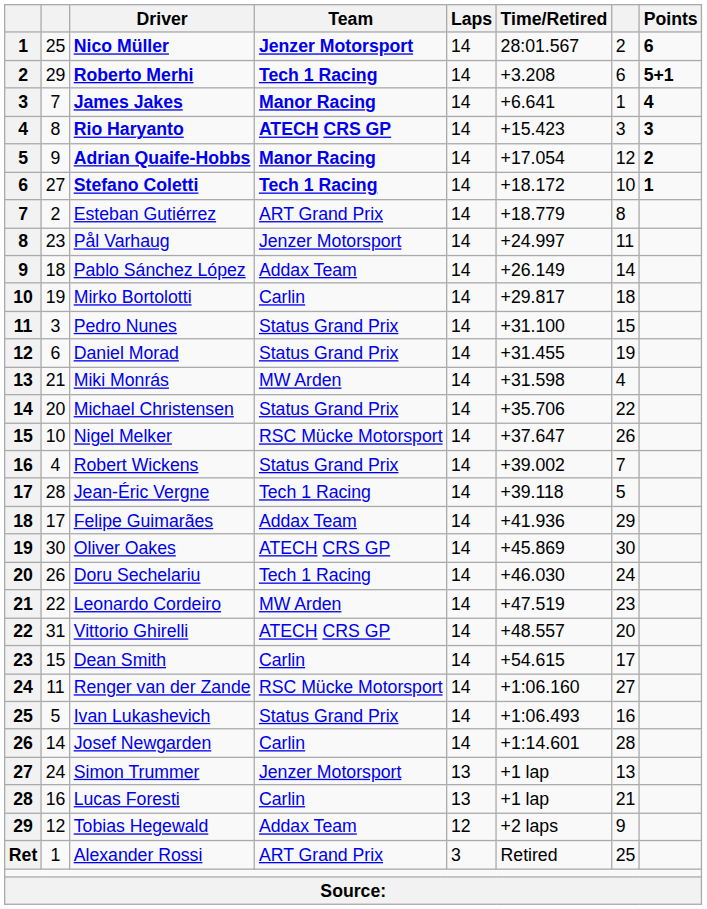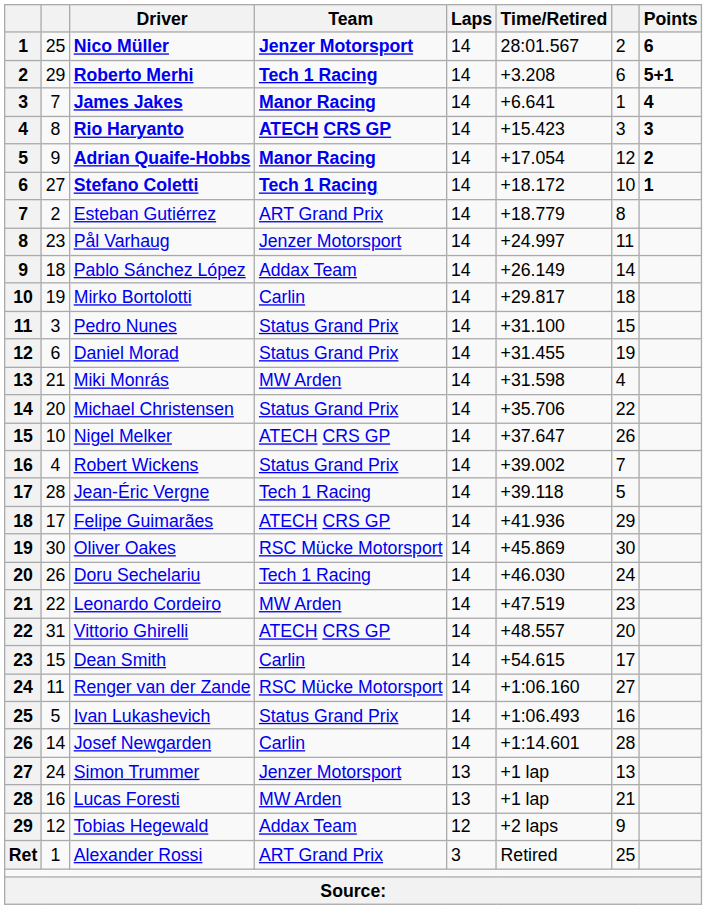(351, 436) RSC Mücke Motorsport -> (325, 436) ATECH CRS GP
(308, 520) Addax Team -> (325, 520) ATECH CRS GP
(325, 548) ATECH CRS GP -> (351, 548) RSC Mücke Motorsport
(282, 799) Carlin -> (300, 799) MW Arden
